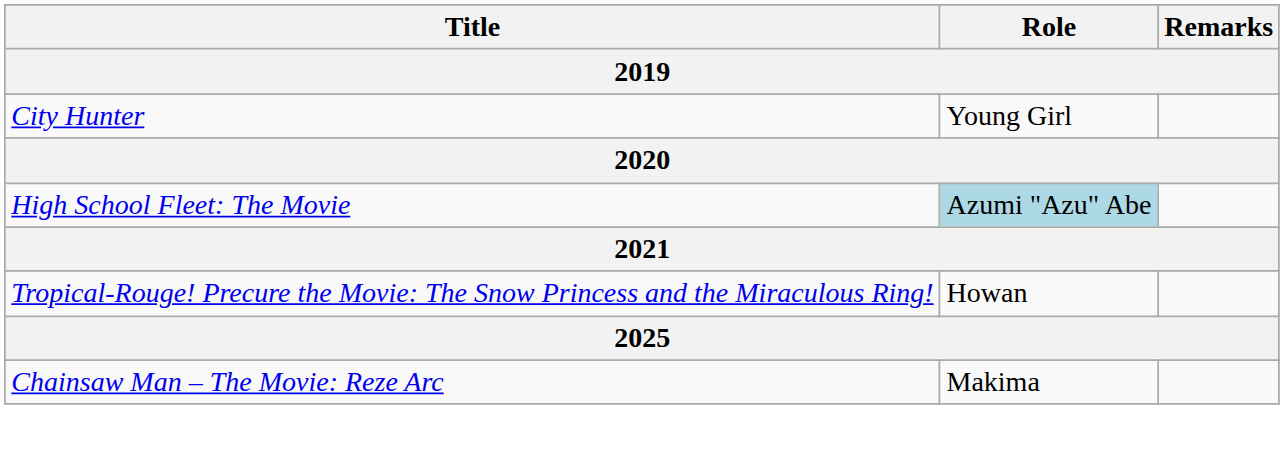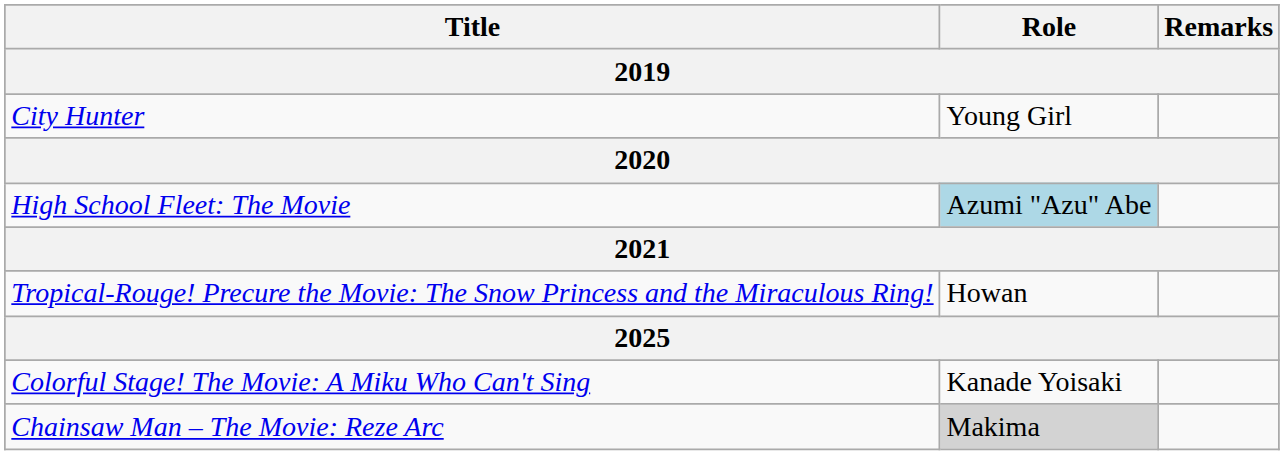+ row: (301, 381)
(993, 381) no background -> (993, 426) lightgrey background
